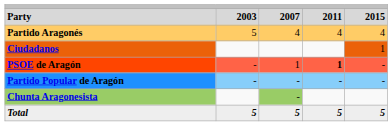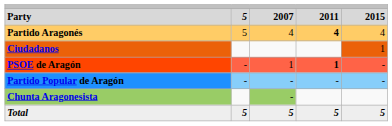(247, 17) 2003 -> (245, 17) 5
(339, 33) normal -> (336, 33) bold
